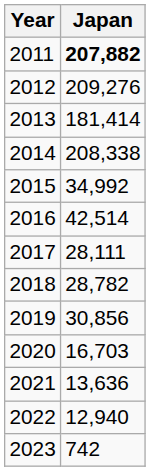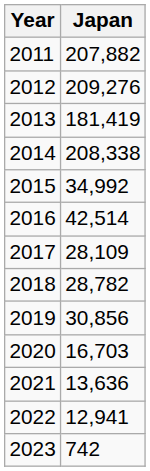(103, 53) bold -> (103, 53) normal
(103, 119) 181,414 -> (103, 119) 181,419
(96, 251) 28,111 -> (97, 251) 28,109
(97, 416) 12,940 -> (97, 416) 12,941
